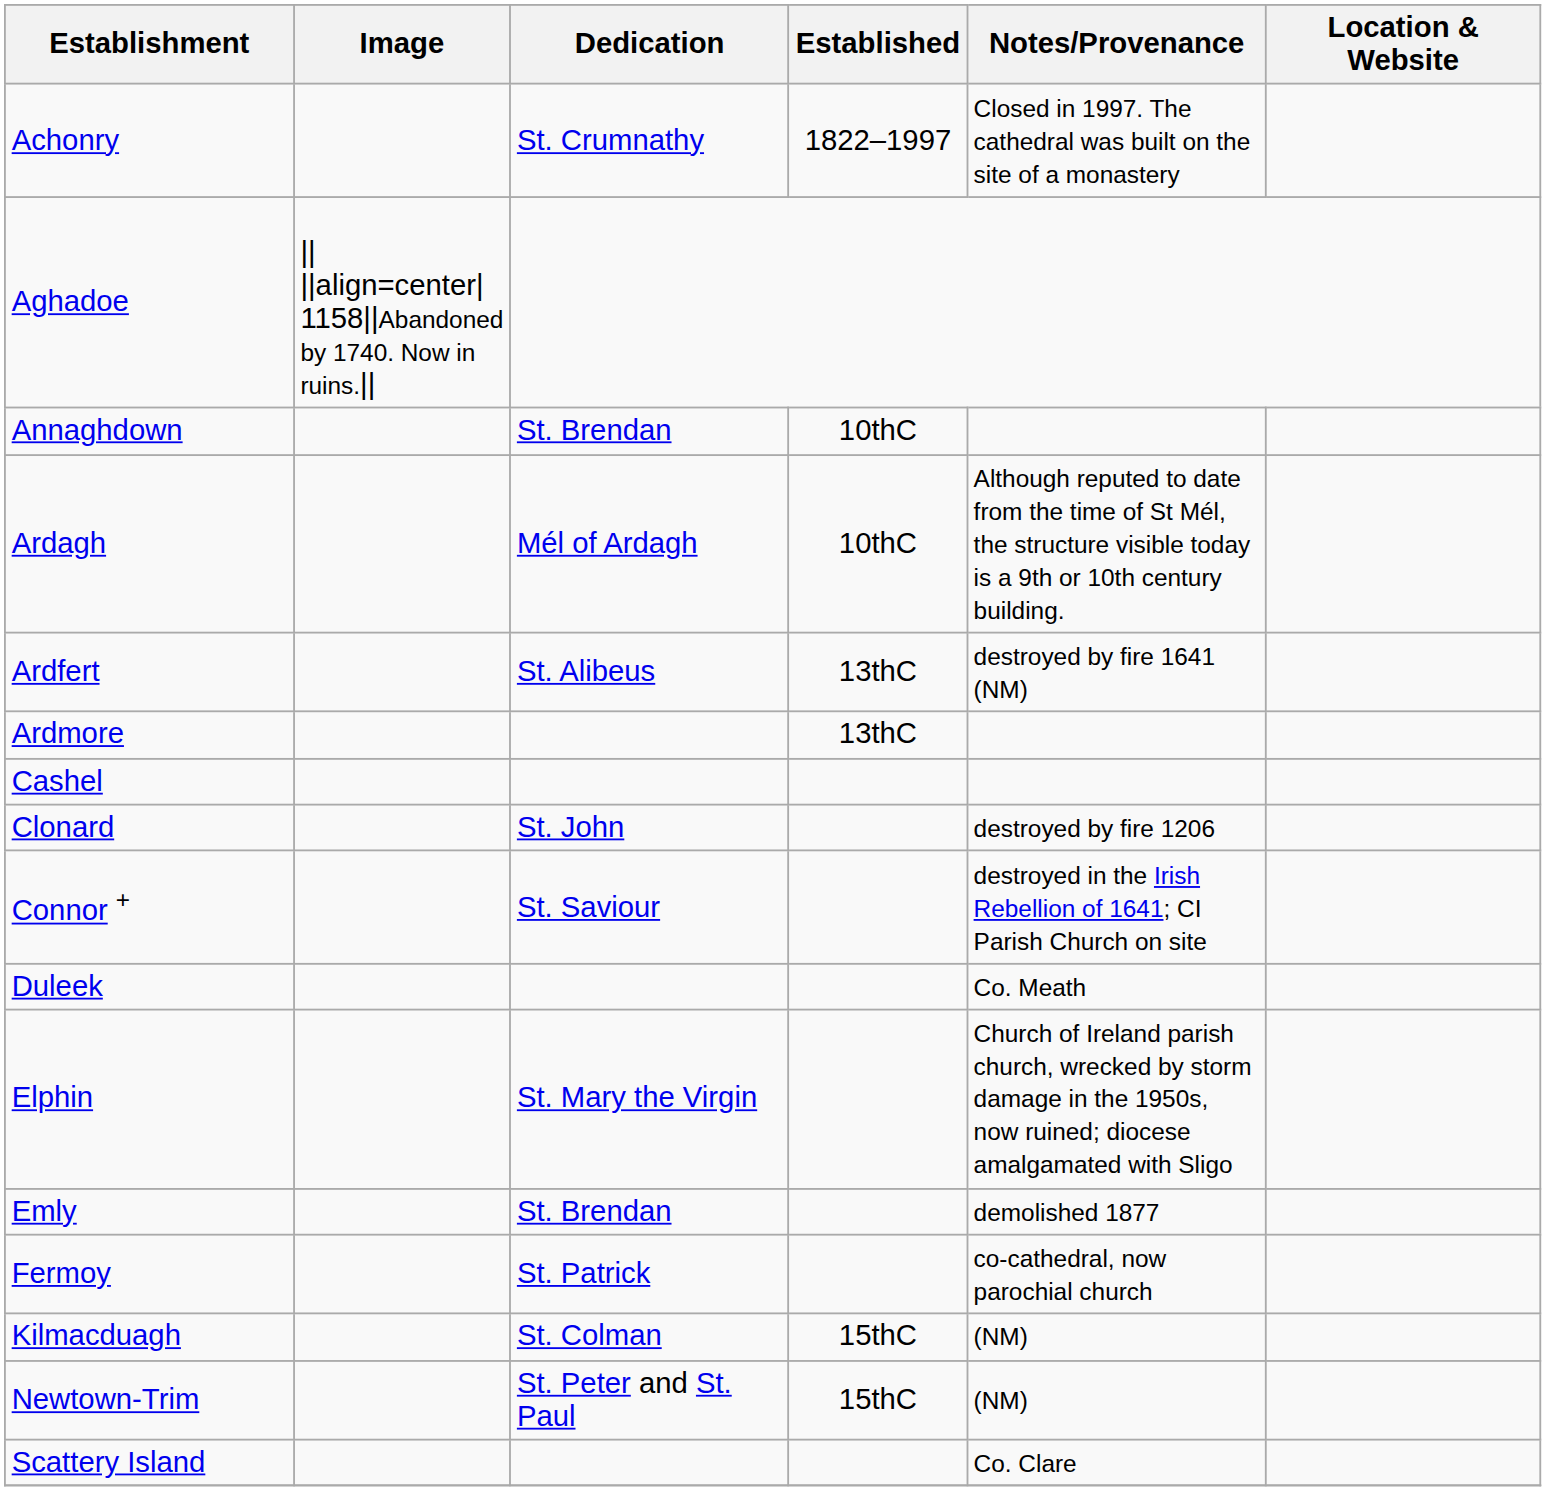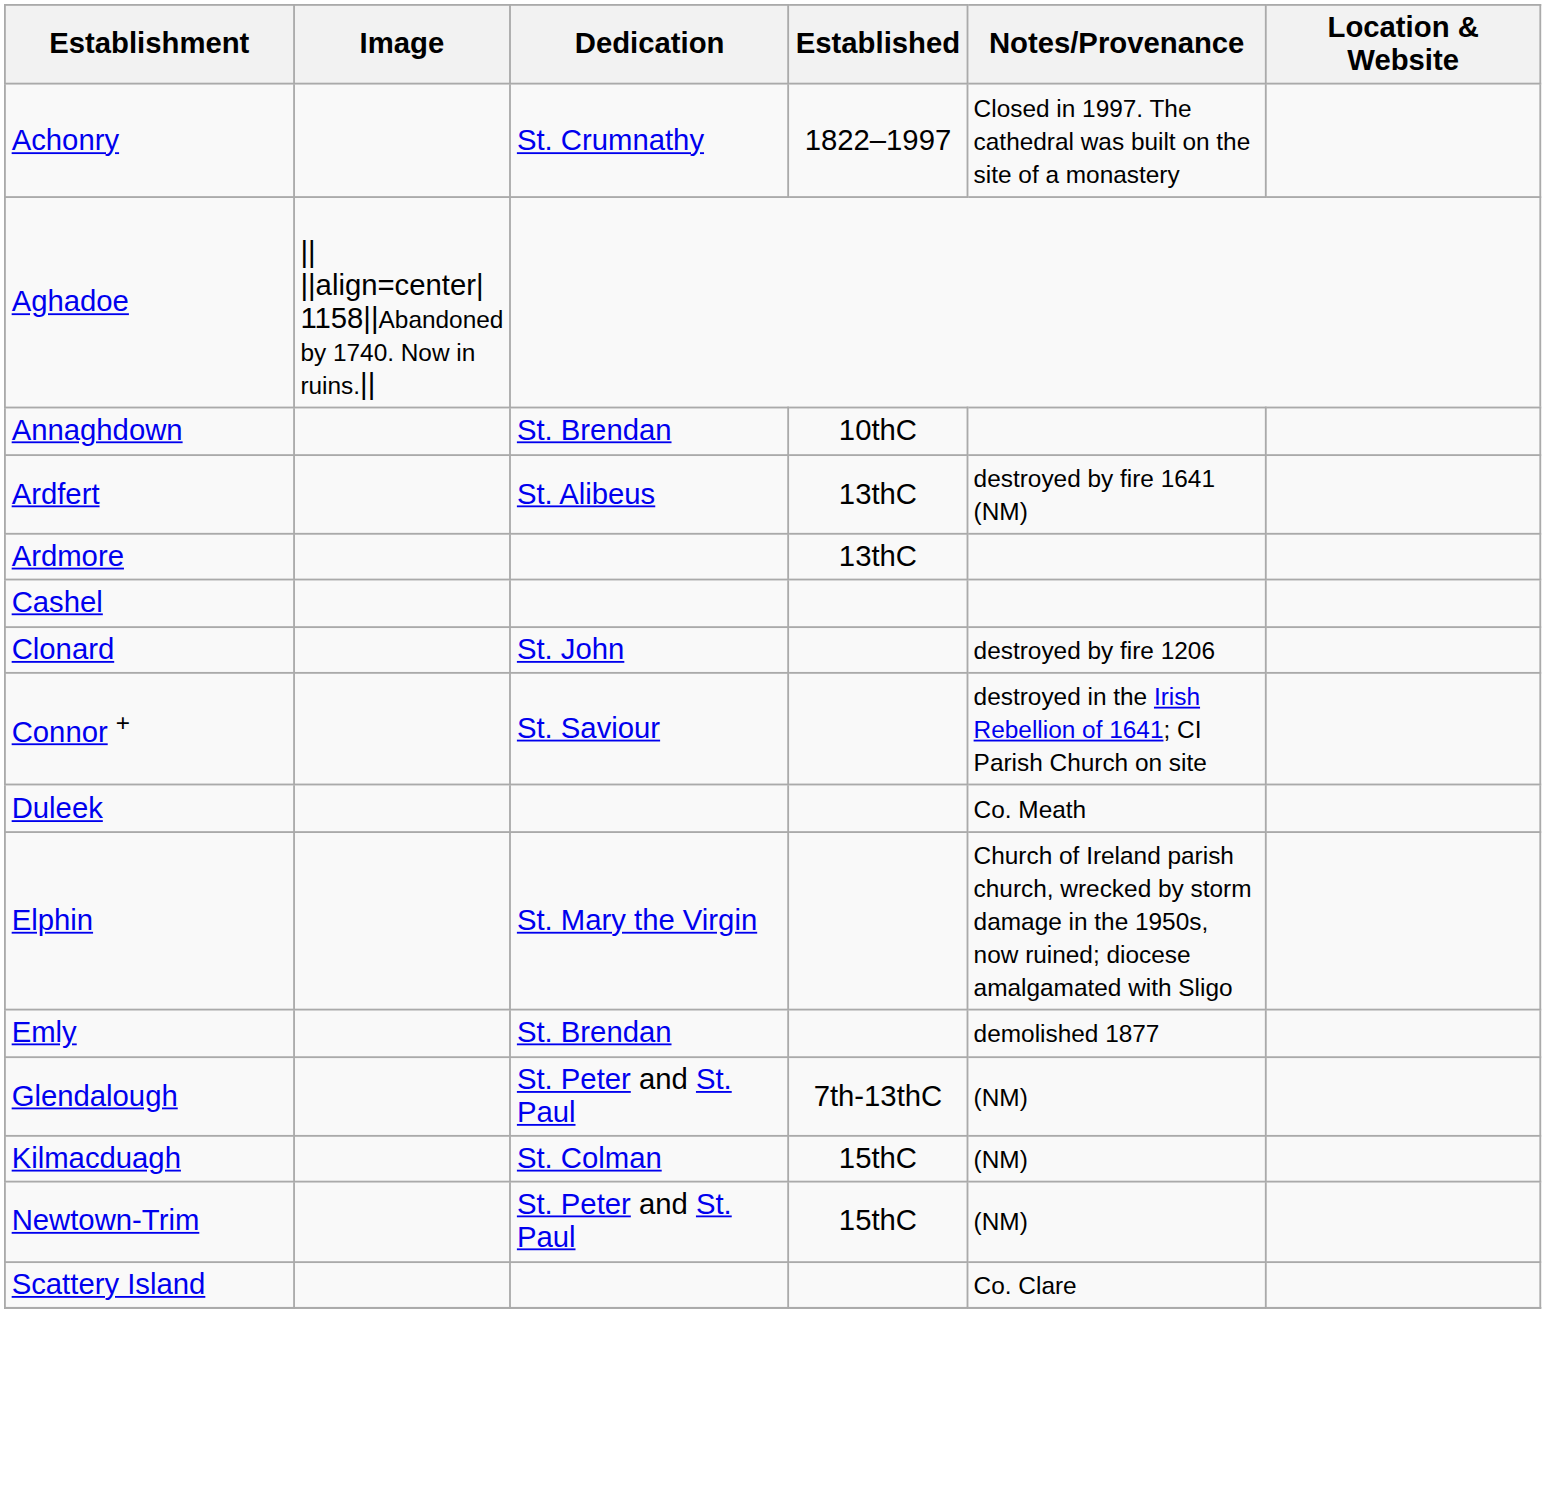- row: (59, 542)
- row: (61, 1273)
+ row: (95, 1095)
